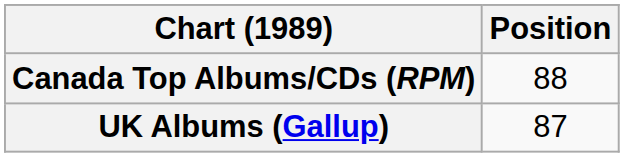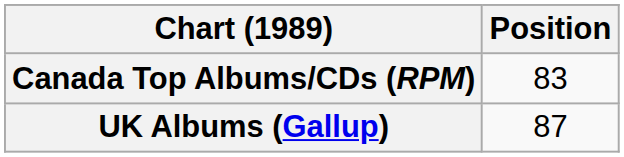(550, 77) 88 -> (550, 77) 83
